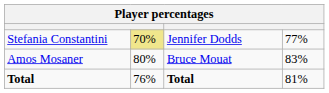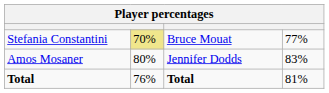(204, 39) Jennifer Dodds -> (199, 39) Bruce Mouat
(199, 59) Bruce Mouat -> (204, 59) Jennifer Dodds
